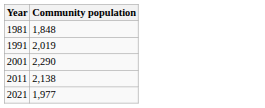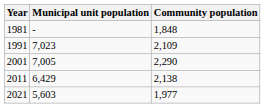+ column: (91, 12)
(44, 45) 2,019 -> (166, 45) 2,109
